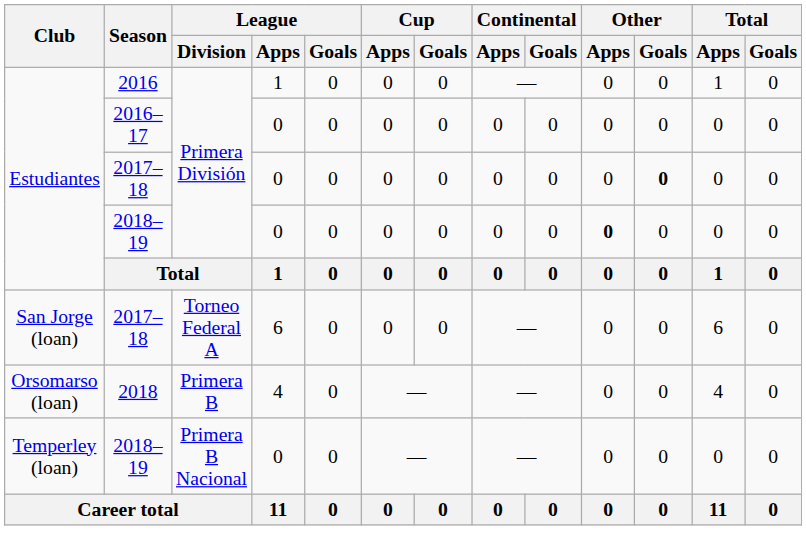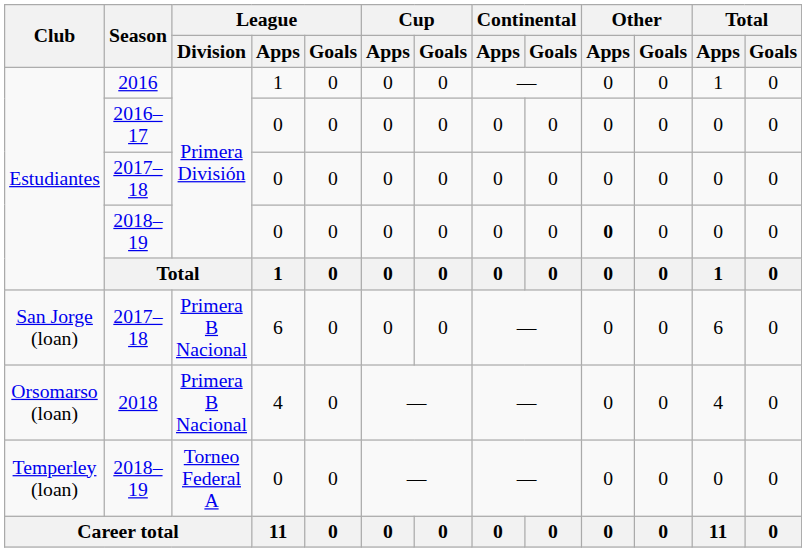(663, 178) bold -> (663, 178) normal
(211, 327) Torneo Federal A -> (212, 327) Primera B Nacional
(212, 391) Primera B -> (212, 402) Primera B Nacional
(212, 455) Primera B Nacional -> (211, 478) Torneo Federal A
